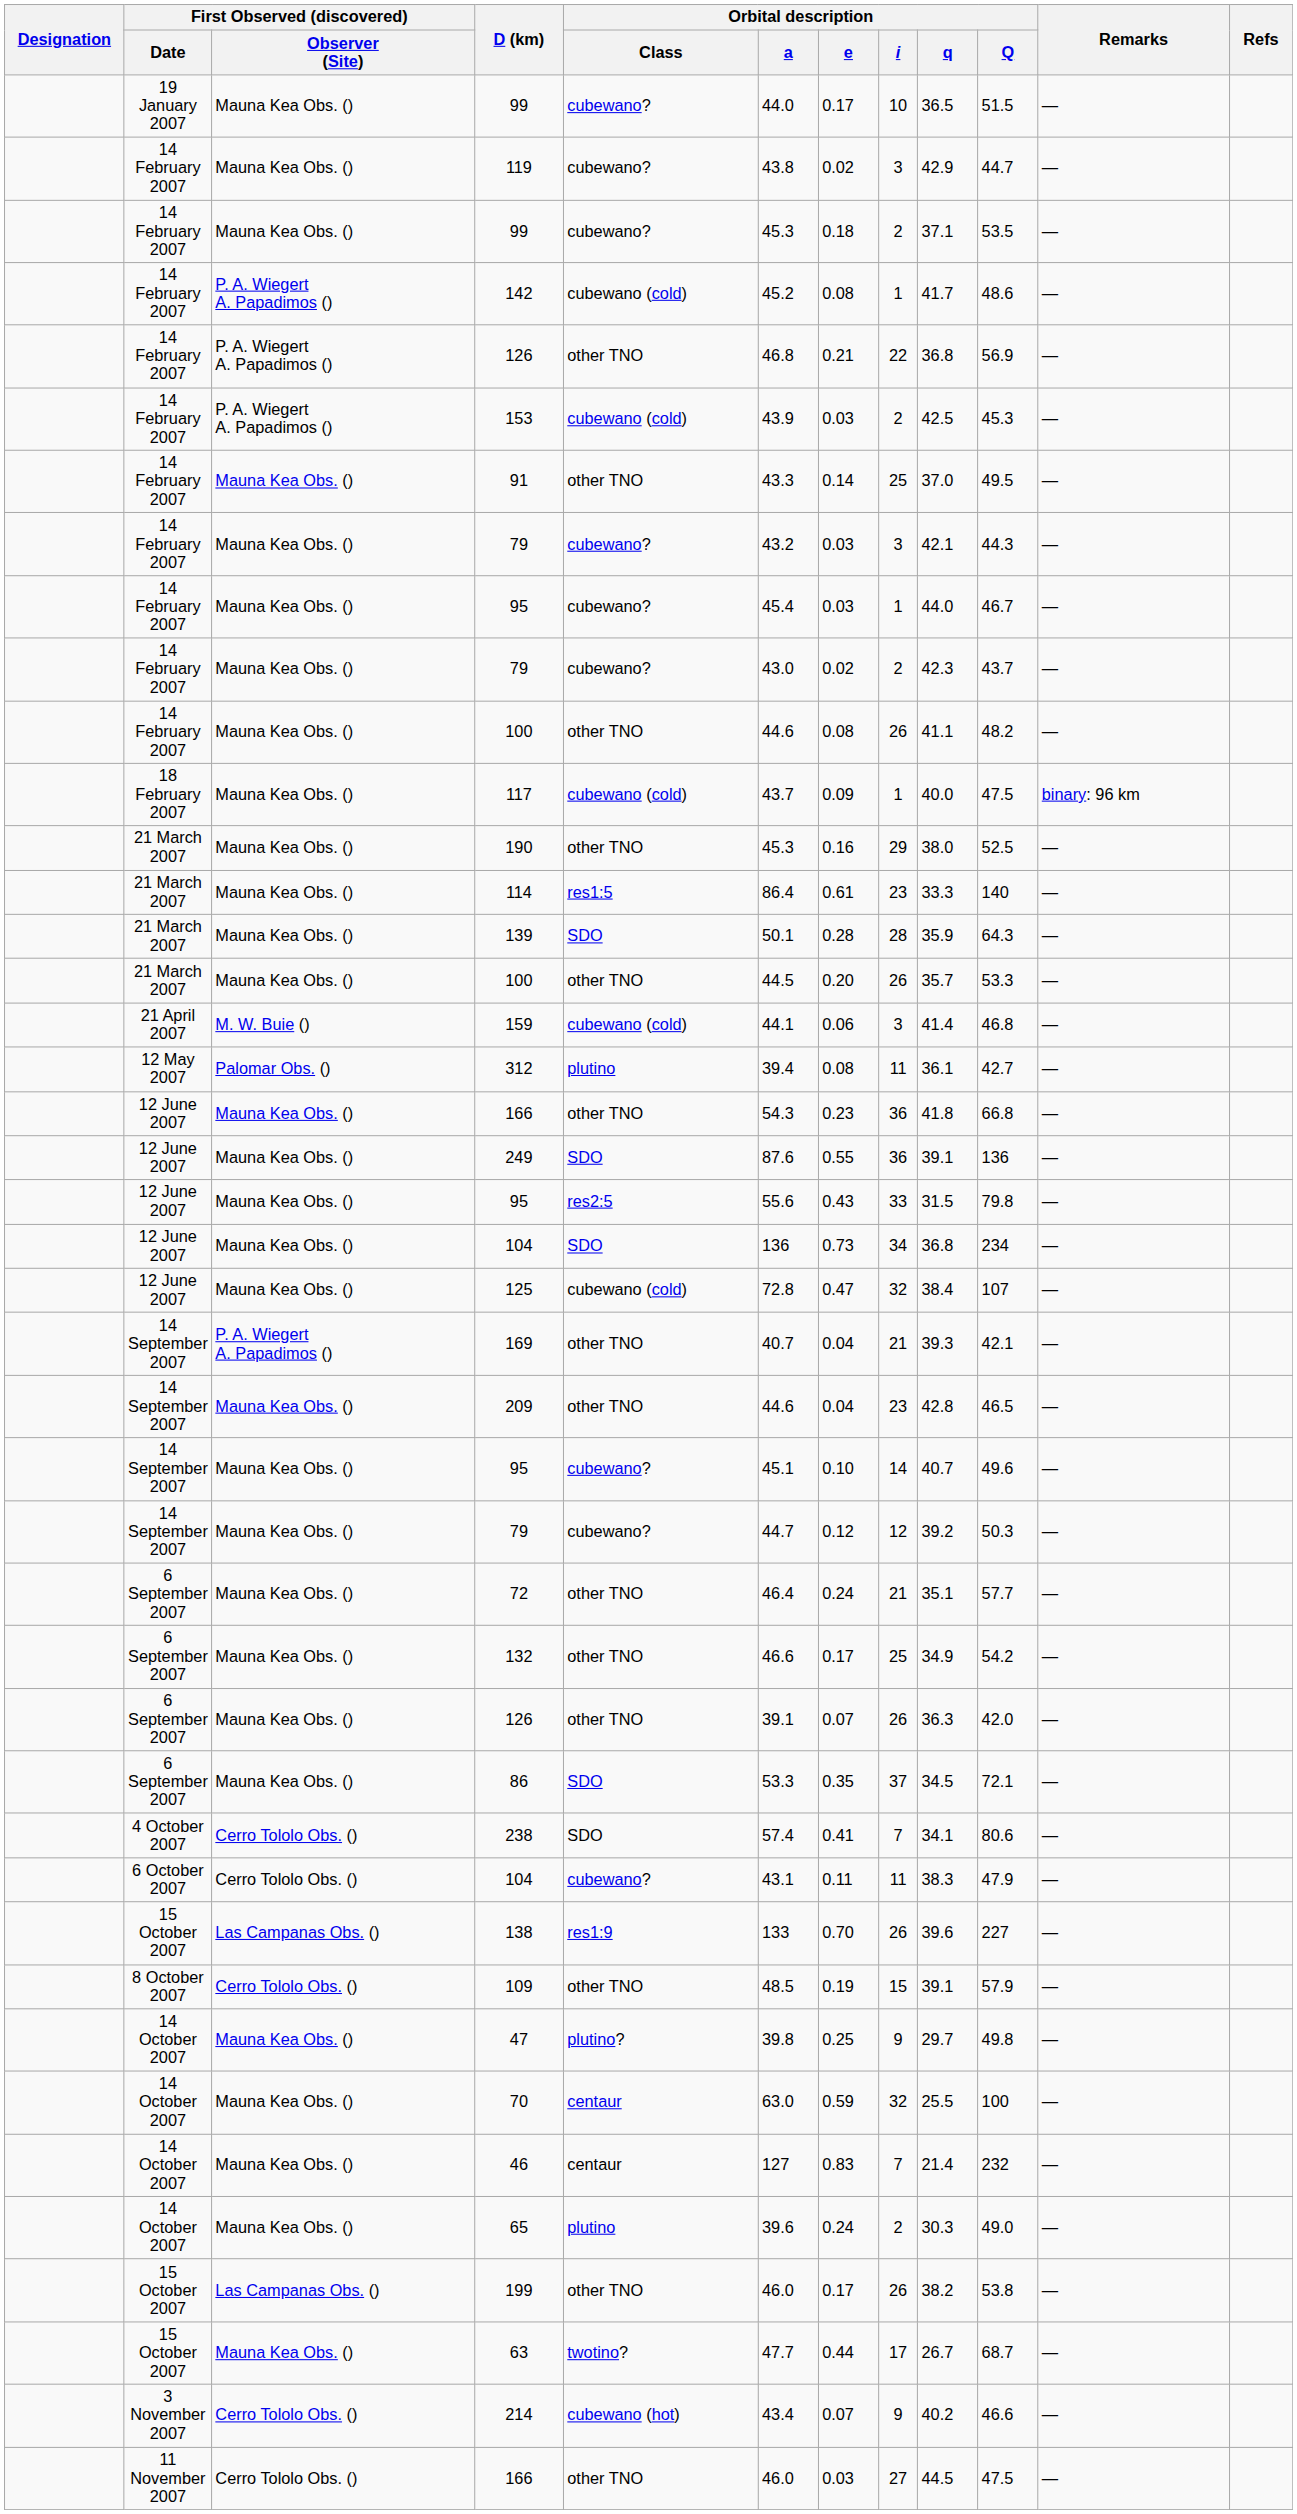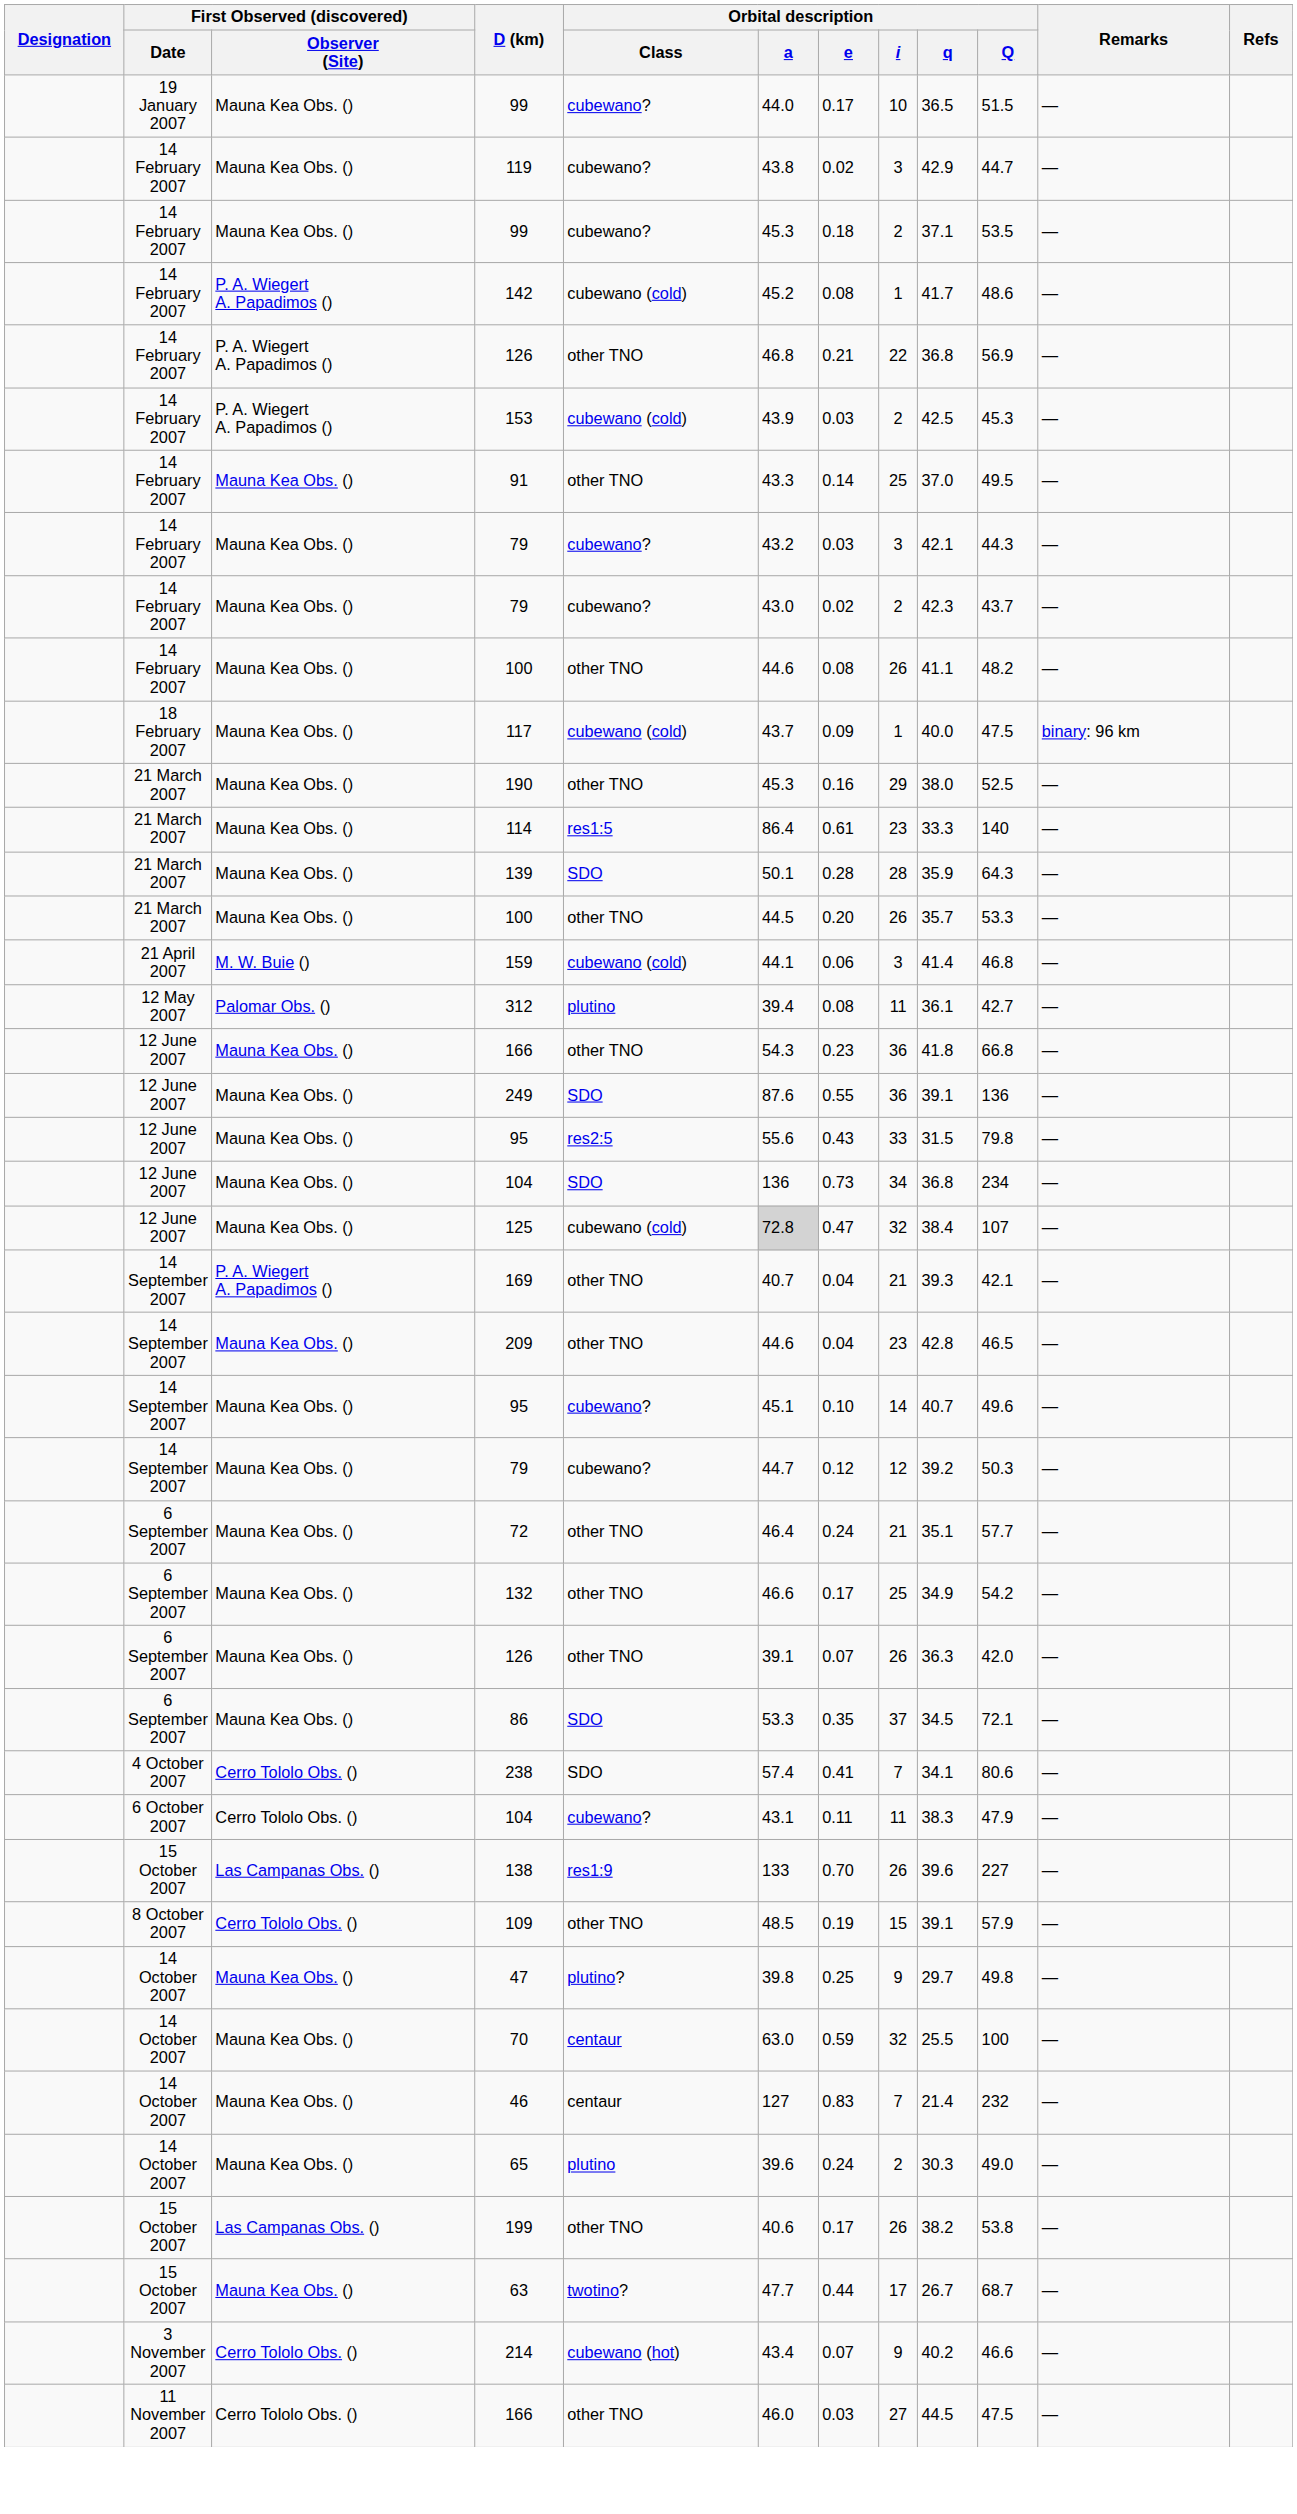- row: (168, 606)
(778, 1290) no background -> (778, 1227) lightgrey background
(778, 2290) 46.0 -> (778, 2227) 40.6
